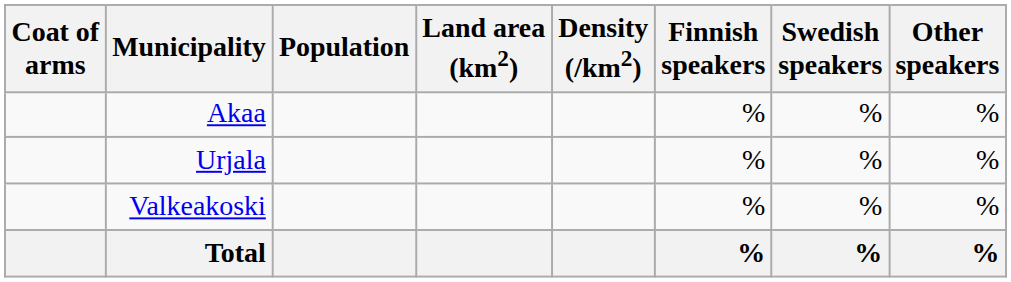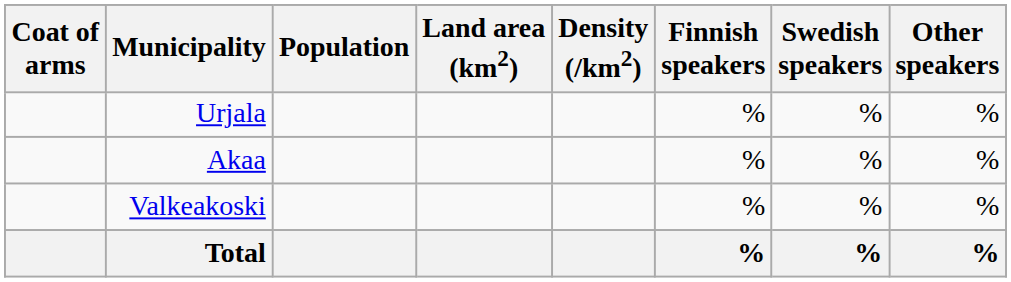rows swapped: (236, 114) <-> (231, 160)
